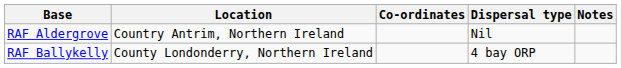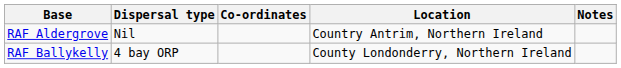columns swapped: (243, 14) <-> (521, 14)
